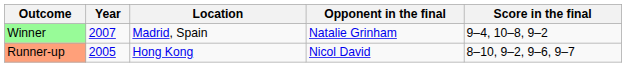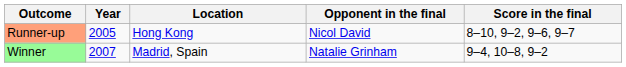rows swapped: (36, 52) <-> (26, 33)
